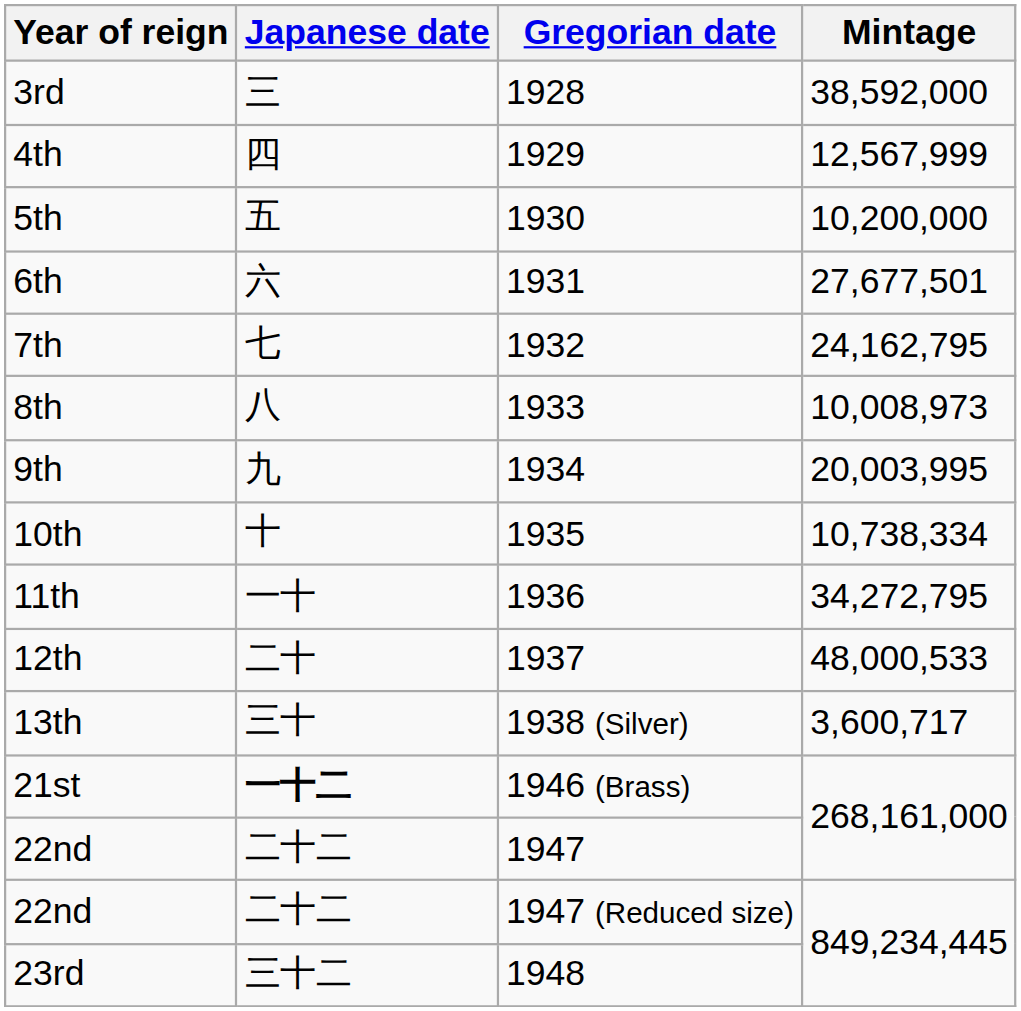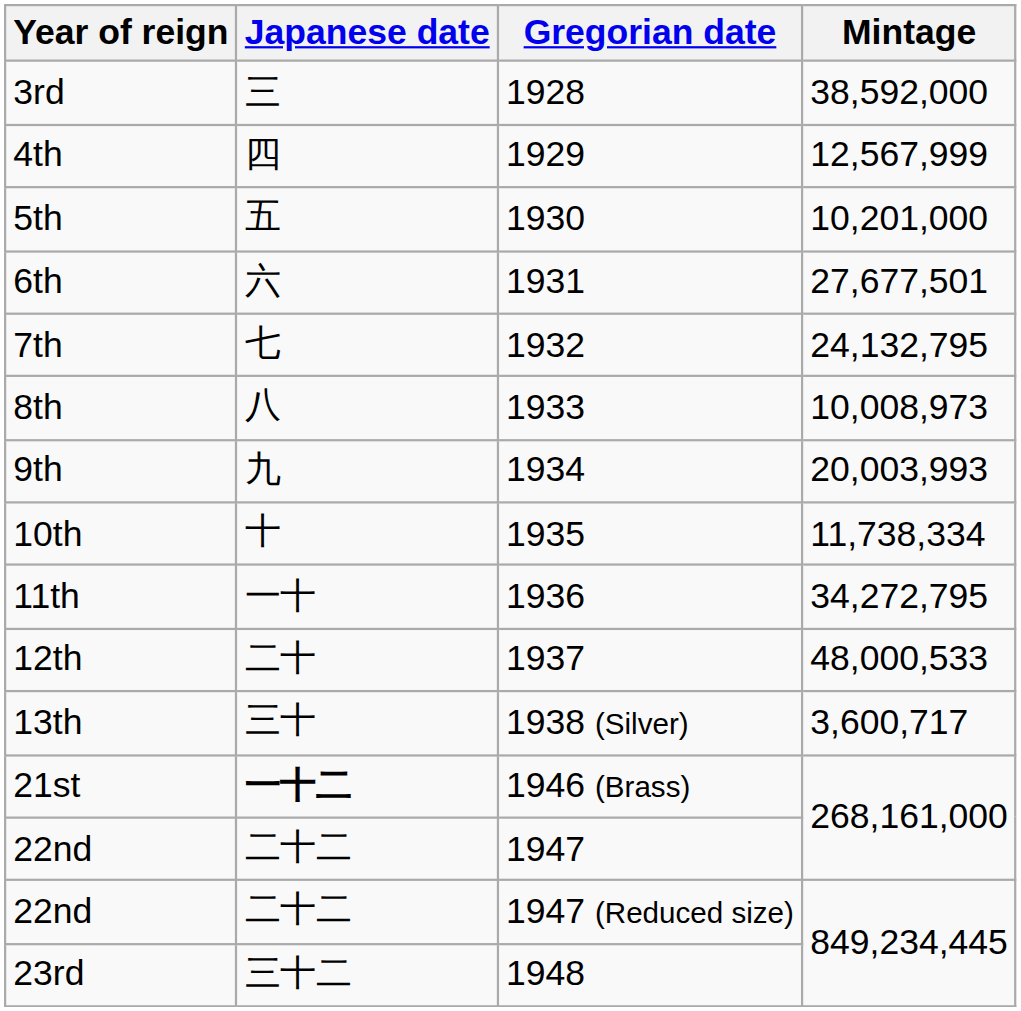(899, 218) 10,200,000 -> (899, 218) 10,201,000
(899, 344) 24,162,795 -> (899, 344) 24,132,795
(899, 470) 20,003,995 -> (899, 470) 20,003,993
(899, 533) 10,738,334 -> (898, 533) 11,738,334
